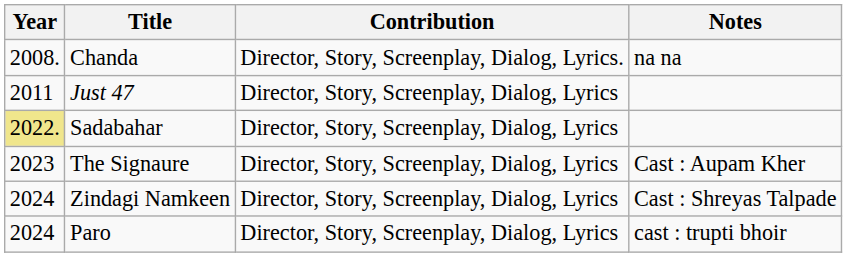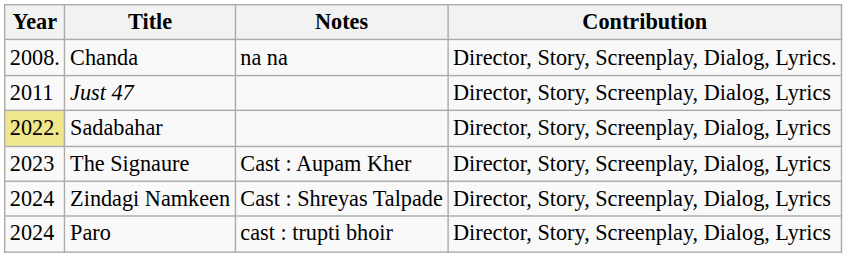columns swapped: (432, 22) <-> (735, 22)
